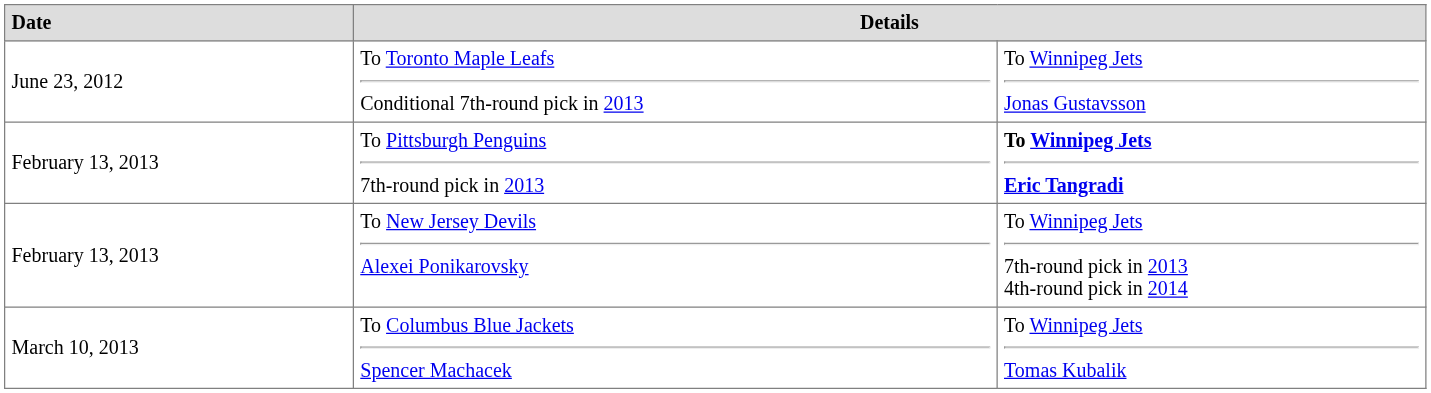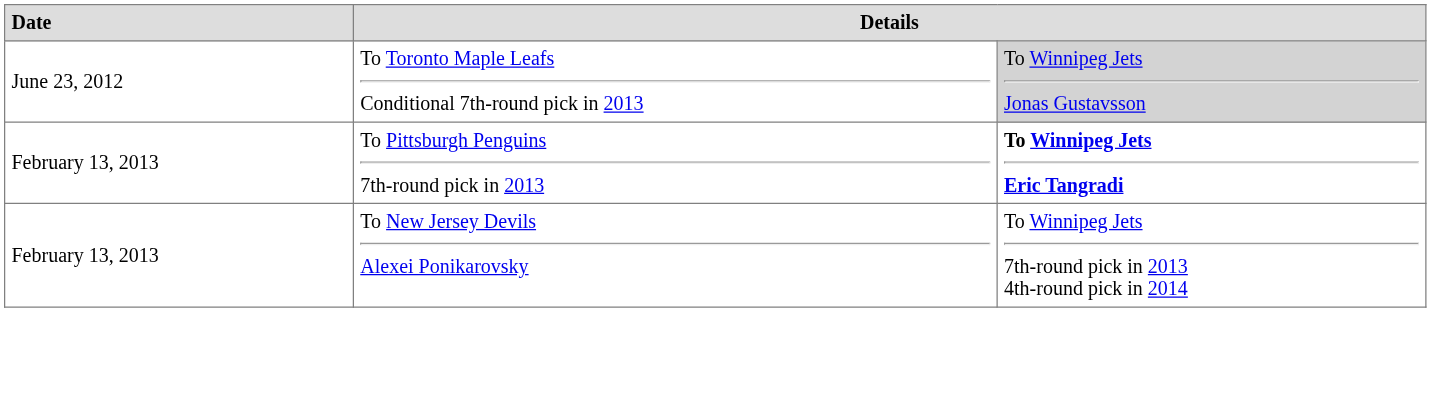(1211, 81) no background -> (1211, 81) lightgrey background
- row: (675, 347)
